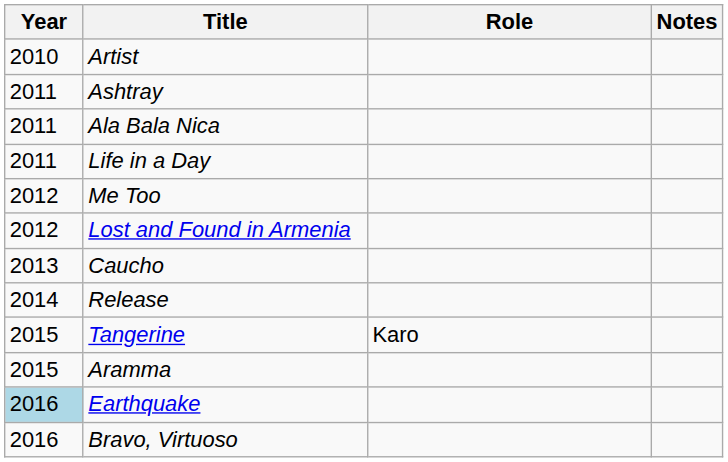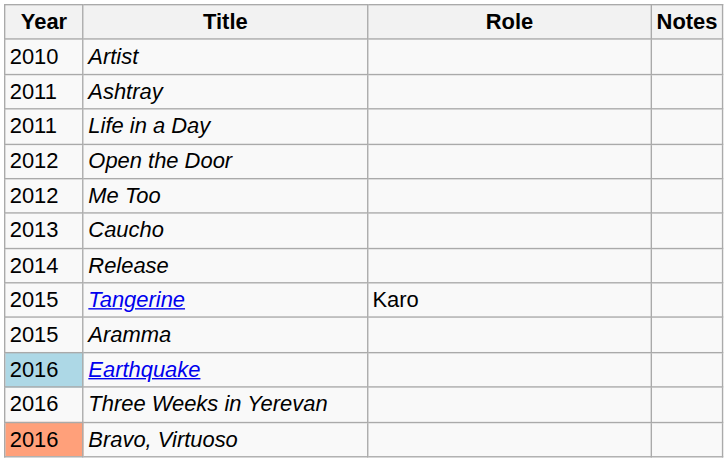- row: (154, 126)
+ row: (160, 160)
- row: (220, 230)
+ row: (208, 404)
(34, 439) no background -> (34, 439) lightsalmon background
